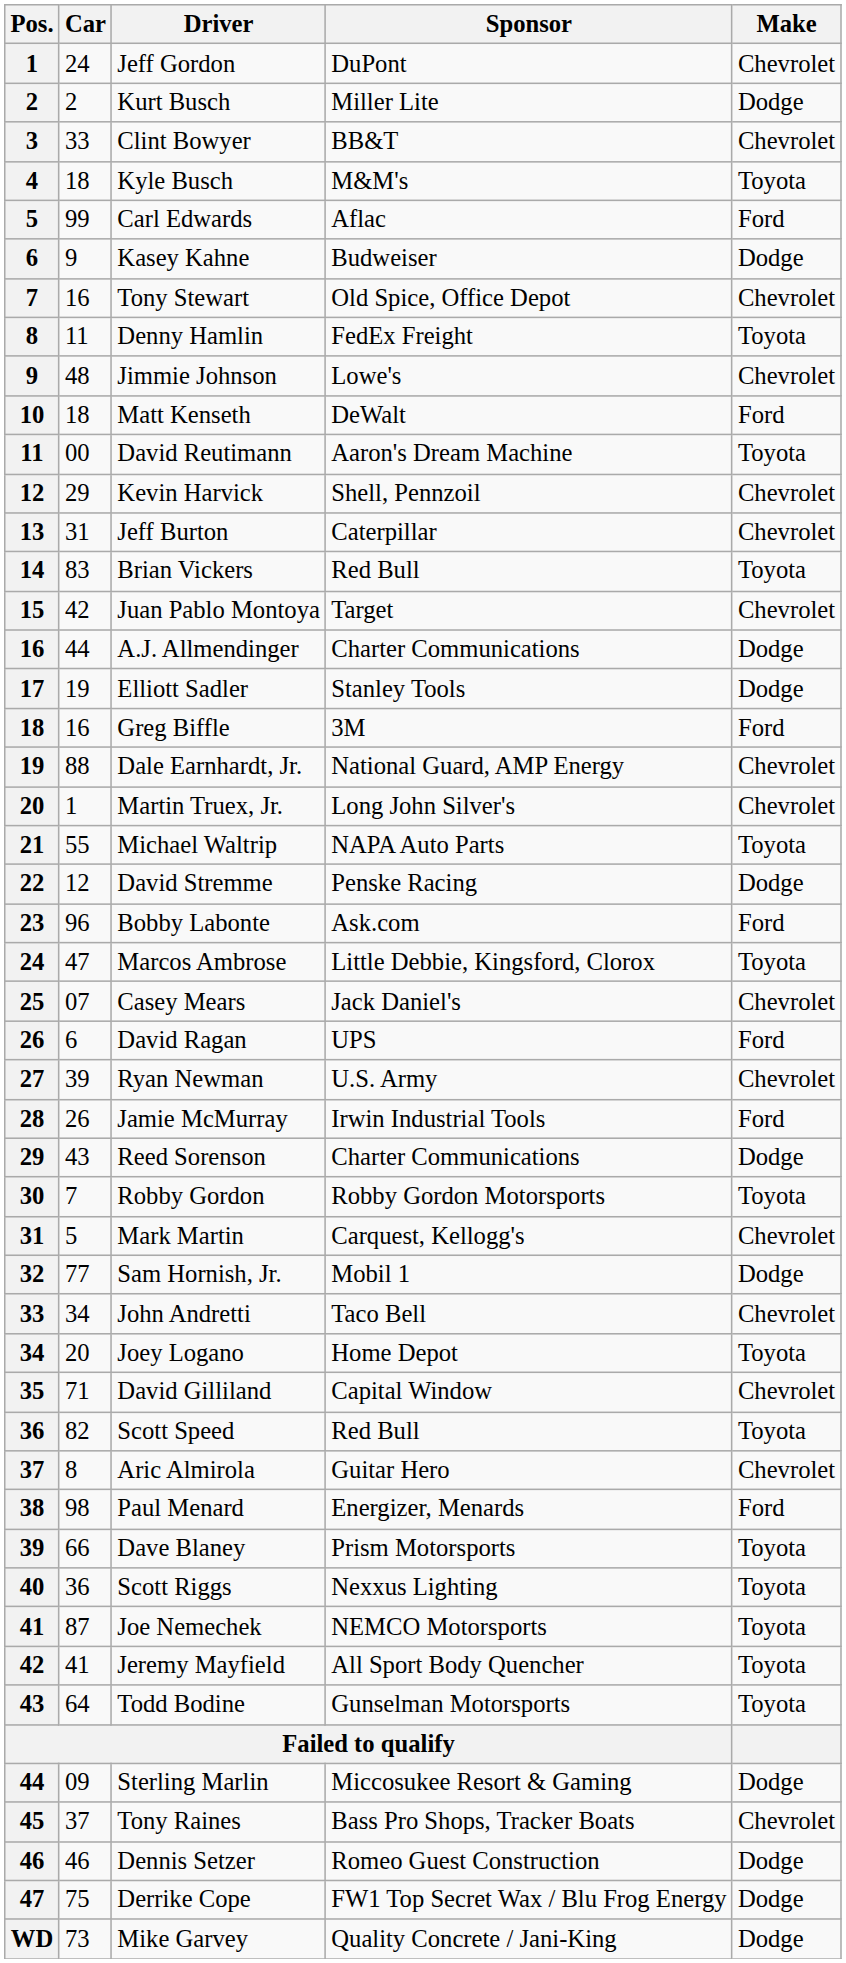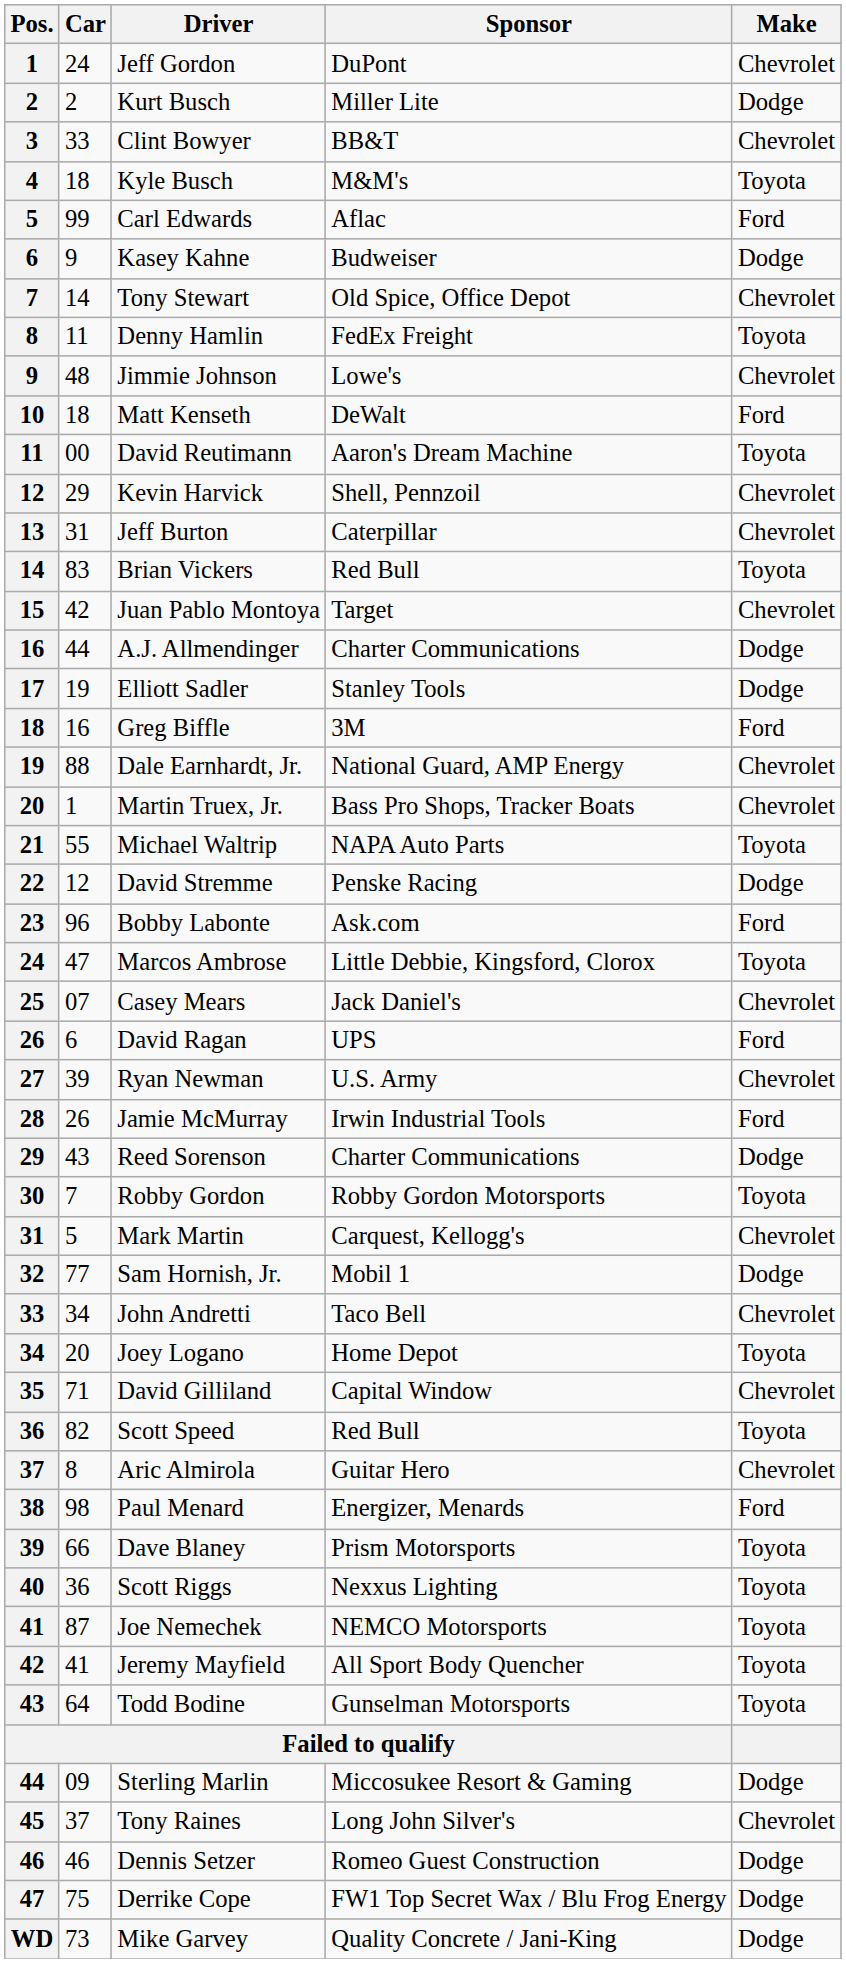(77, 297) 16 -> (77, 297) 14
(423, 805) Long John Silver's -> (483, 805) Bass Pro Shops, Tracker Boats
(483, 1821) Bass Pro Shops, Tracker Boats -> (423, 1821) Long John Silver's
